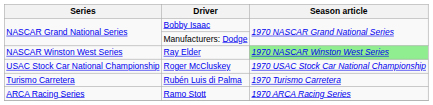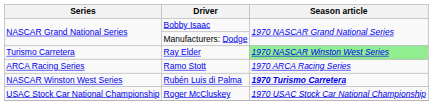(64, 52) NASCAR Winston West Series -> (41, 52) Turismo Carretera
rows swapped: (185, 94) <-> (197, 66)
(41, 80) Turismo Carretera -> (64, 80) NASCAR Winston West Series
(296, 80) normal -> (299, 80) bold
